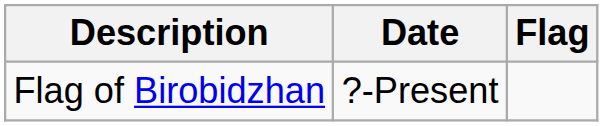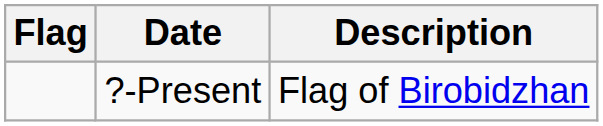columns swapped: (552, 33) <-> (169, 33)
